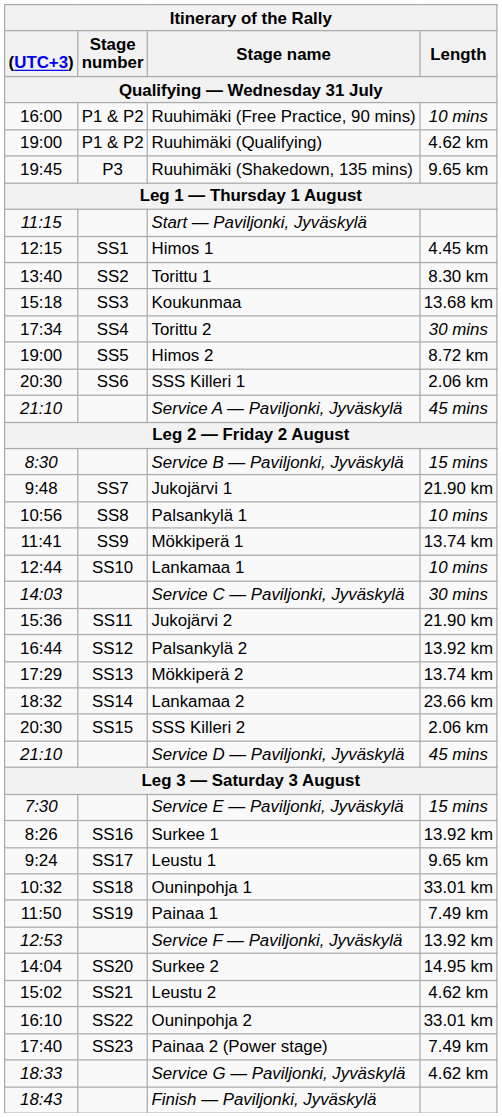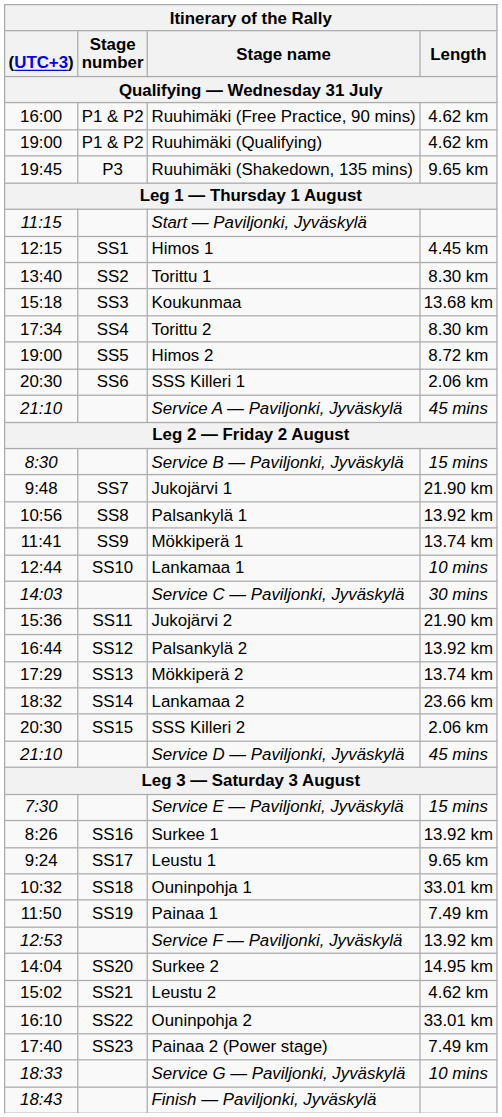(458, 116) 10 mins -> (458, 116) 4.62 km
(458, 329) 30 mins -> (458, 329) 8.30 km
(458, 515) 10 mins -> (458, 515) 13.92 km
(458, 1073) 4.62 km -> (458, 1073) 10 mins
